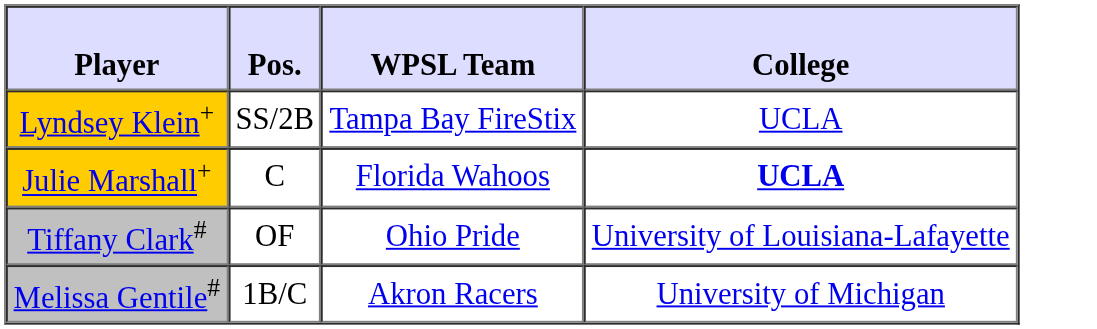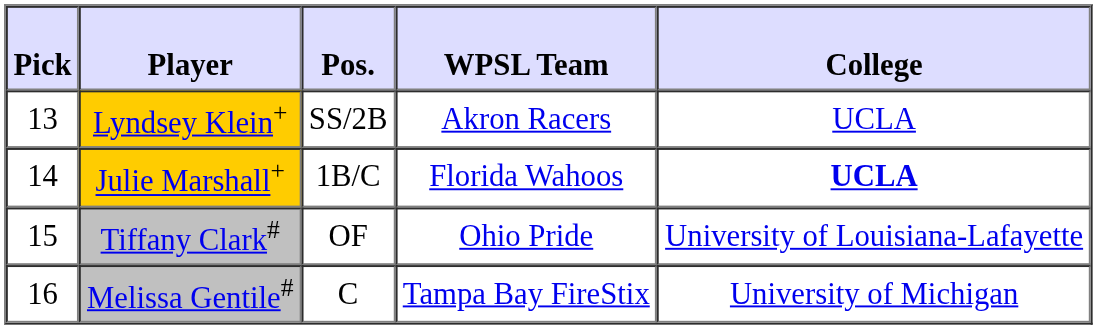+ column: (43, 64)
(453, 119) Tampa Bay FireStix -> (526, 119) Akron Racers
(275, 177) C -> (348, 177) 1B/C
(275, 293) 1B/C -> (348, 293) C
(453, 293) Akron Racers -> (526, 293) Tampa Bay FireStix
